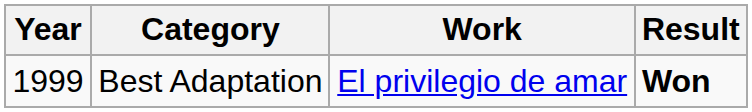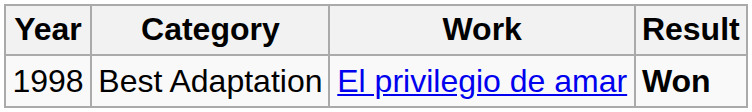(48, 80) 1999 -> (48, 80) 1998
